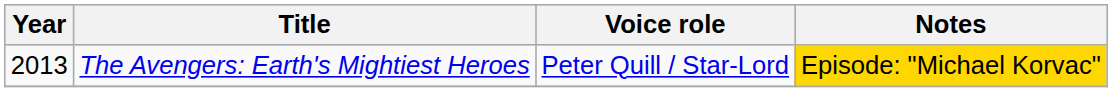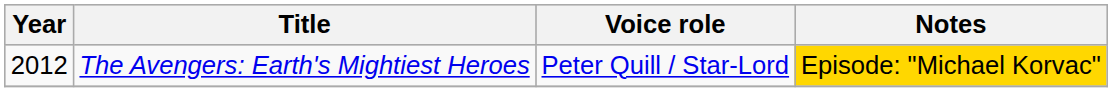(39, 65) 2013 -> (39, 65) 2012
